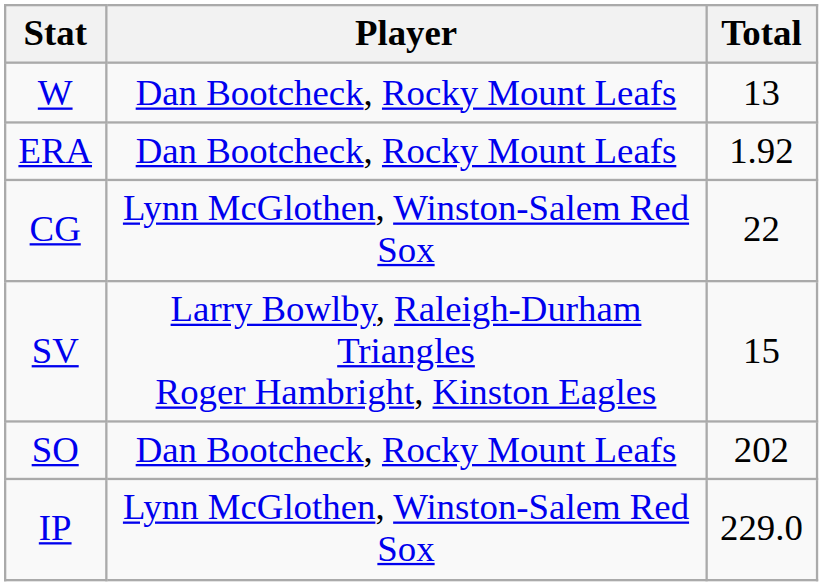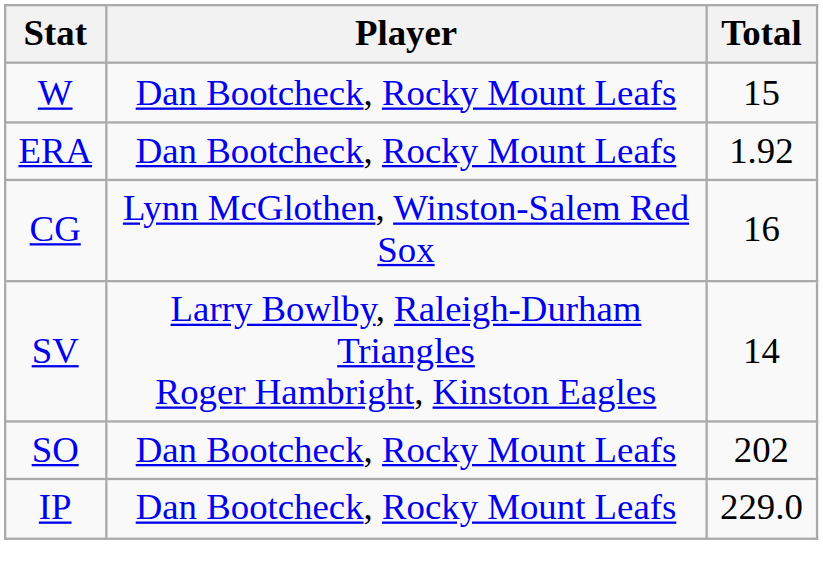(761, 92) 13 -> (761, 92) 15
(761, 229) 22 -> (761, 229) 16
(761, 349) 15 -> (761, 349) 14
(406, 528) Lynn McGlothen, Winston-Salem Red Sox -> (406, 508) Dan Bootcheck, Rocky Mount Leafs
